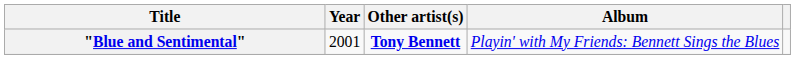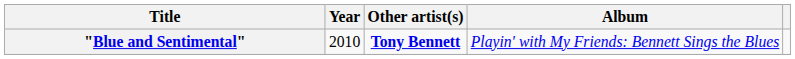(345, 41) 2001 -> (345, 41) 2010
